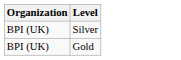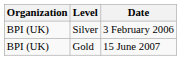+ column: (138, 13)
